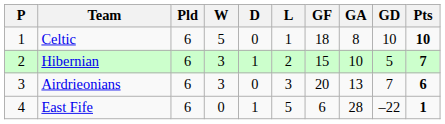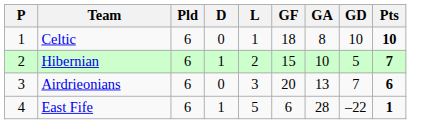- column: (221, 15)
